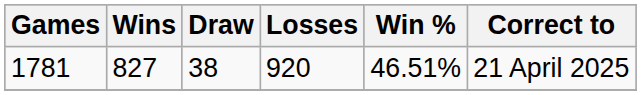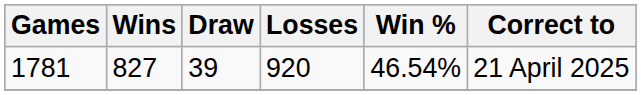(203, 68) 38 -> (203, 68) 39
(416, 68) 46.51% -> (416, 68) 46.54%
